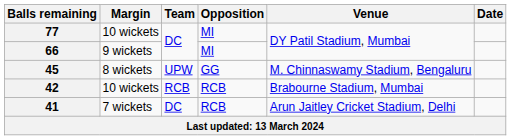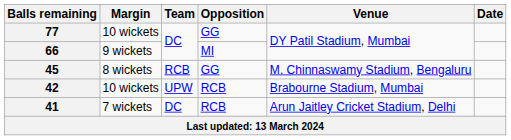(207, 32) MI -> (210, 32) GG
(179, 69) UPW -> (177, 69) RCB
(177, 88) RCB -> (179, 88) UPW
